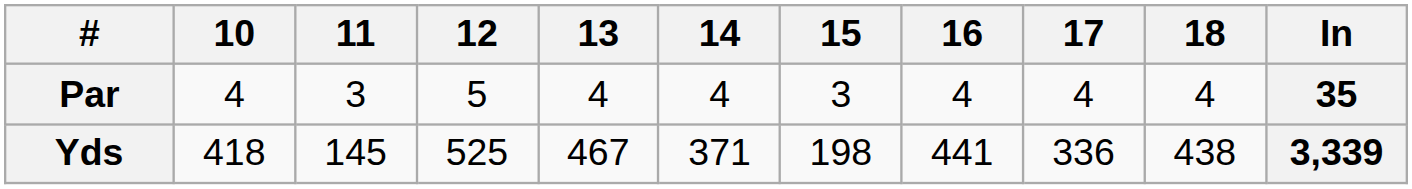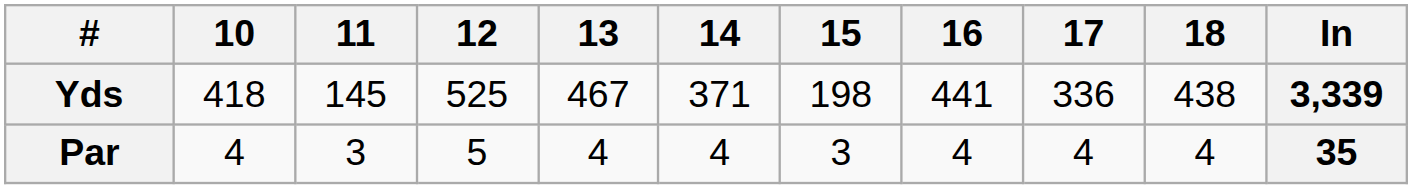rows swapped: (89, 93) <-> (89, 152)
